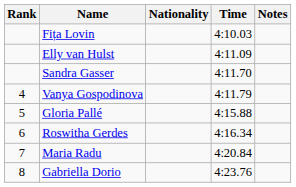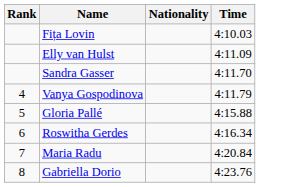- column: (273, 14)
